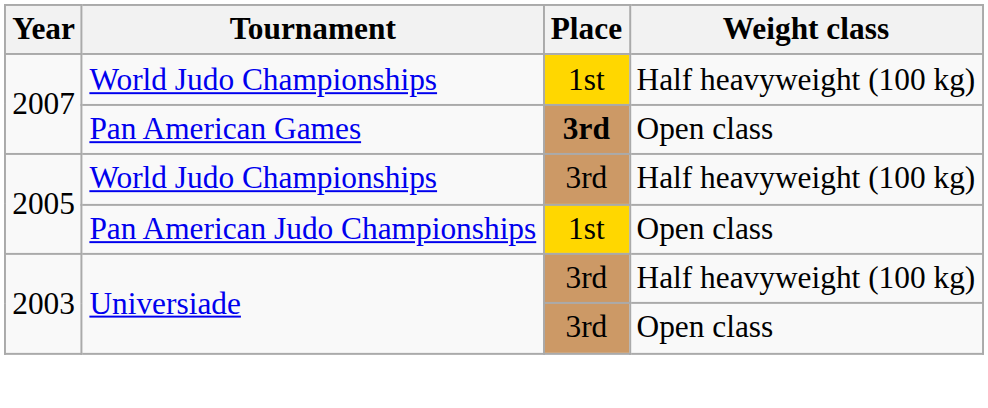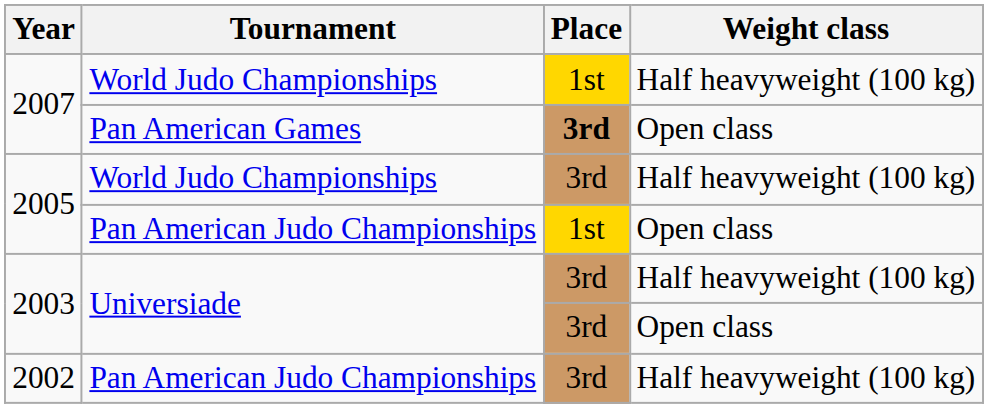+ row: (44, 377)
